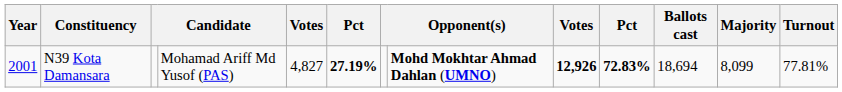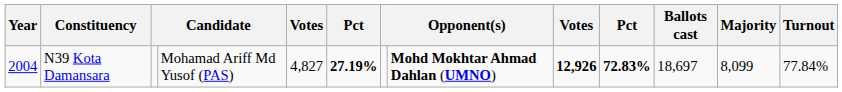(23, 66) 2001 -> (23, 66) 2004
(677, 66) 18,694 -> (677, 66) 18,697
(806, 66) 77.81% -> (806, 66) 77.84%
